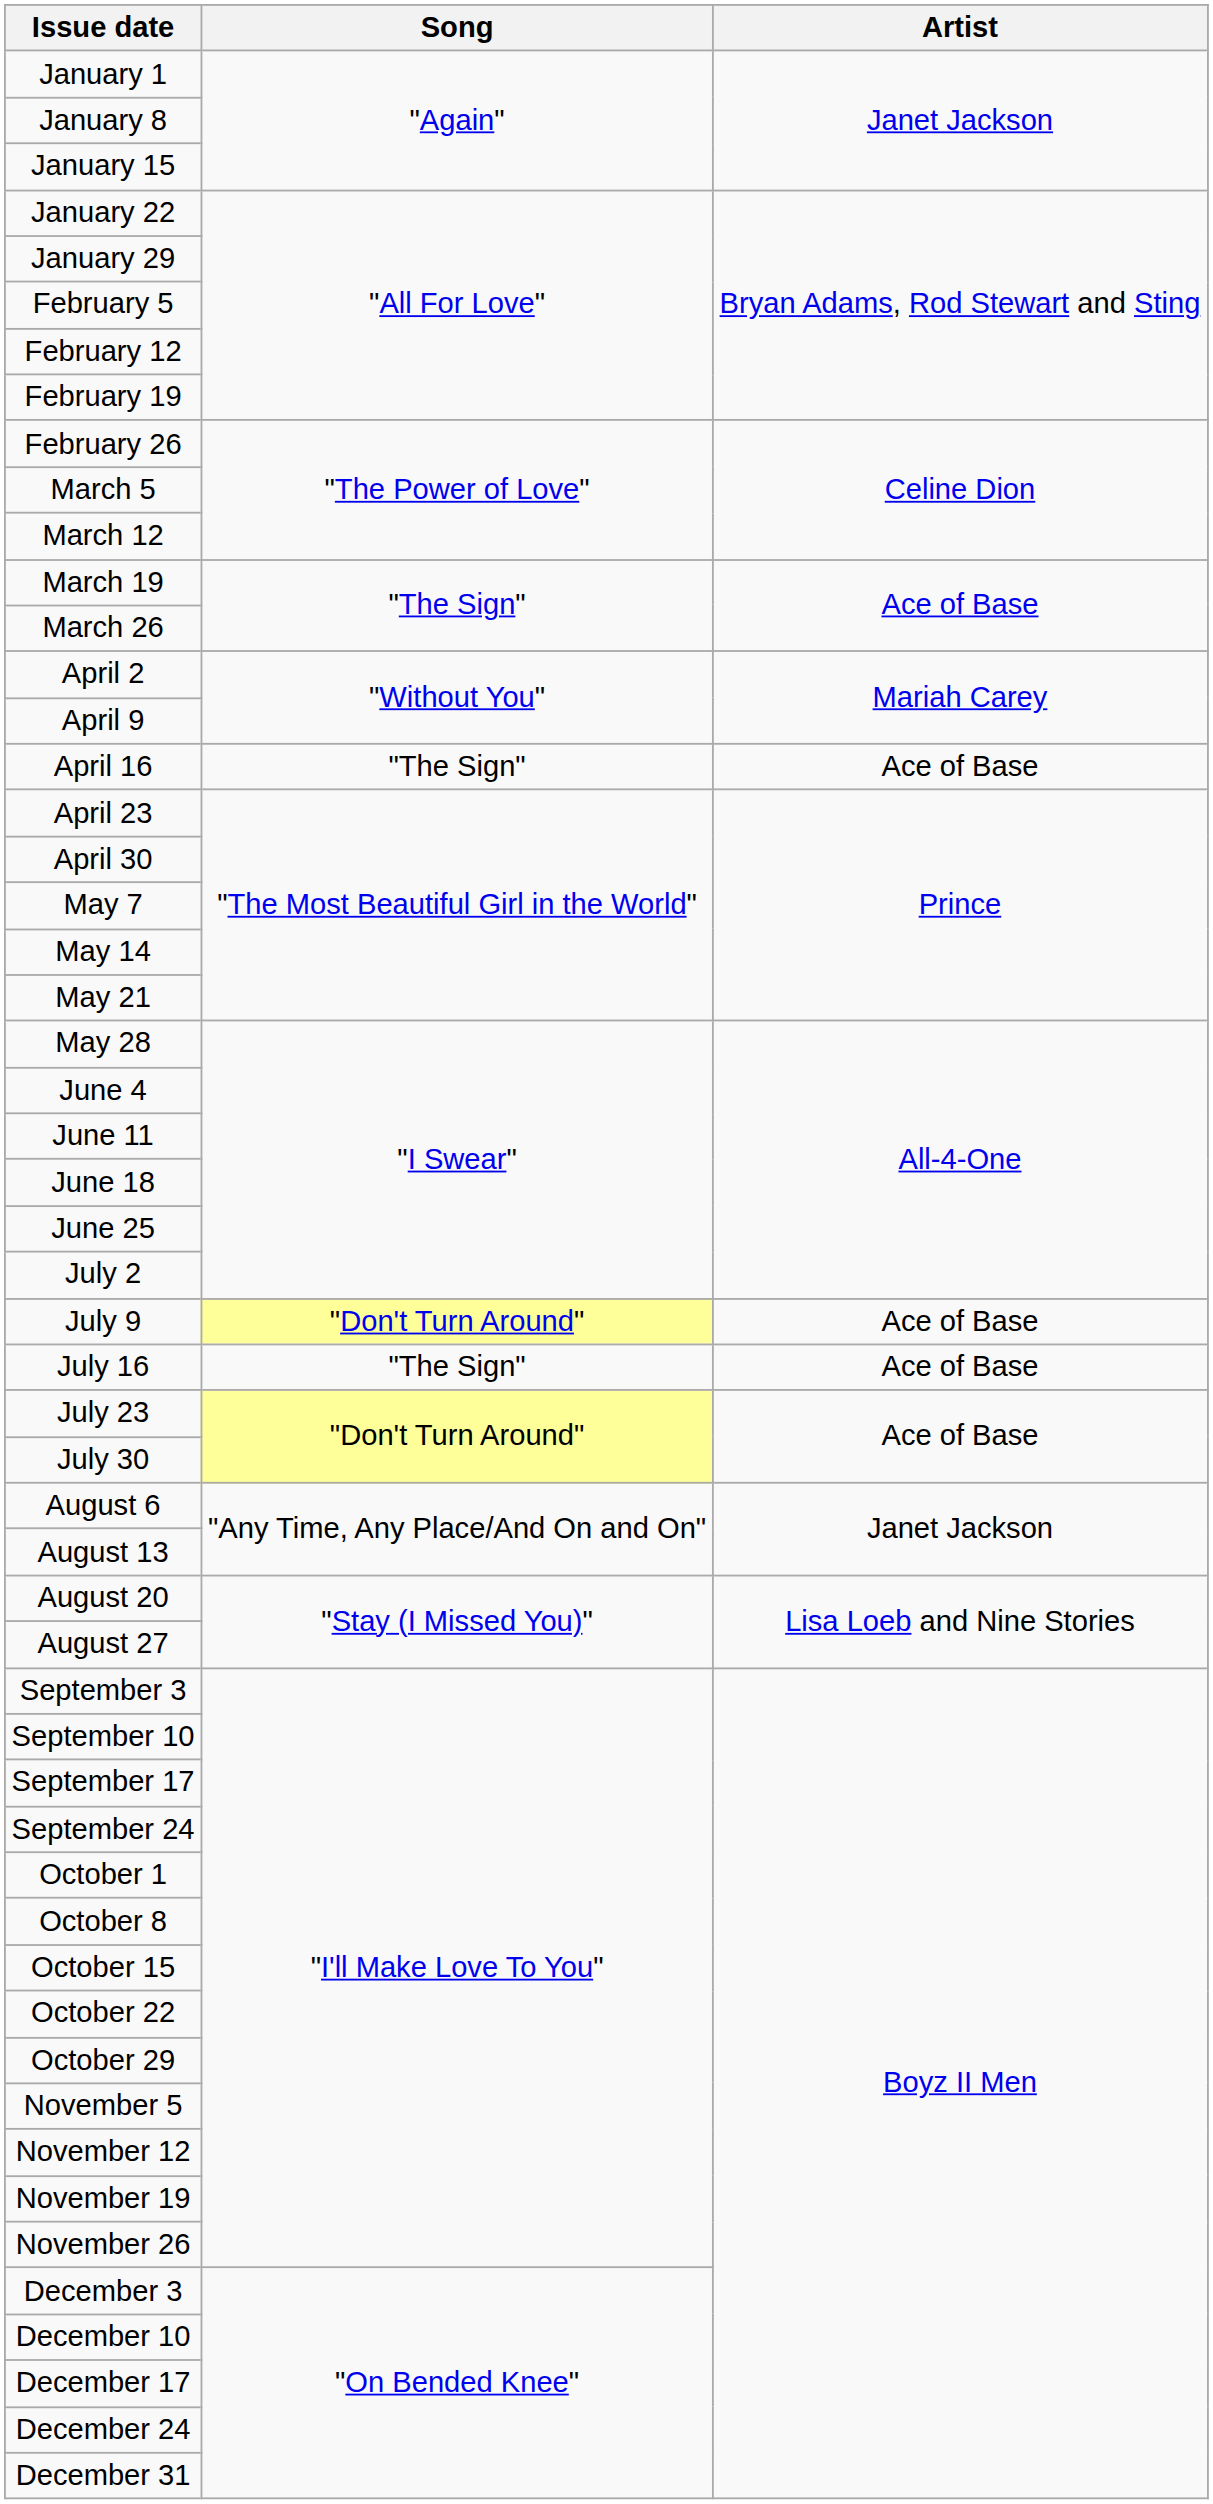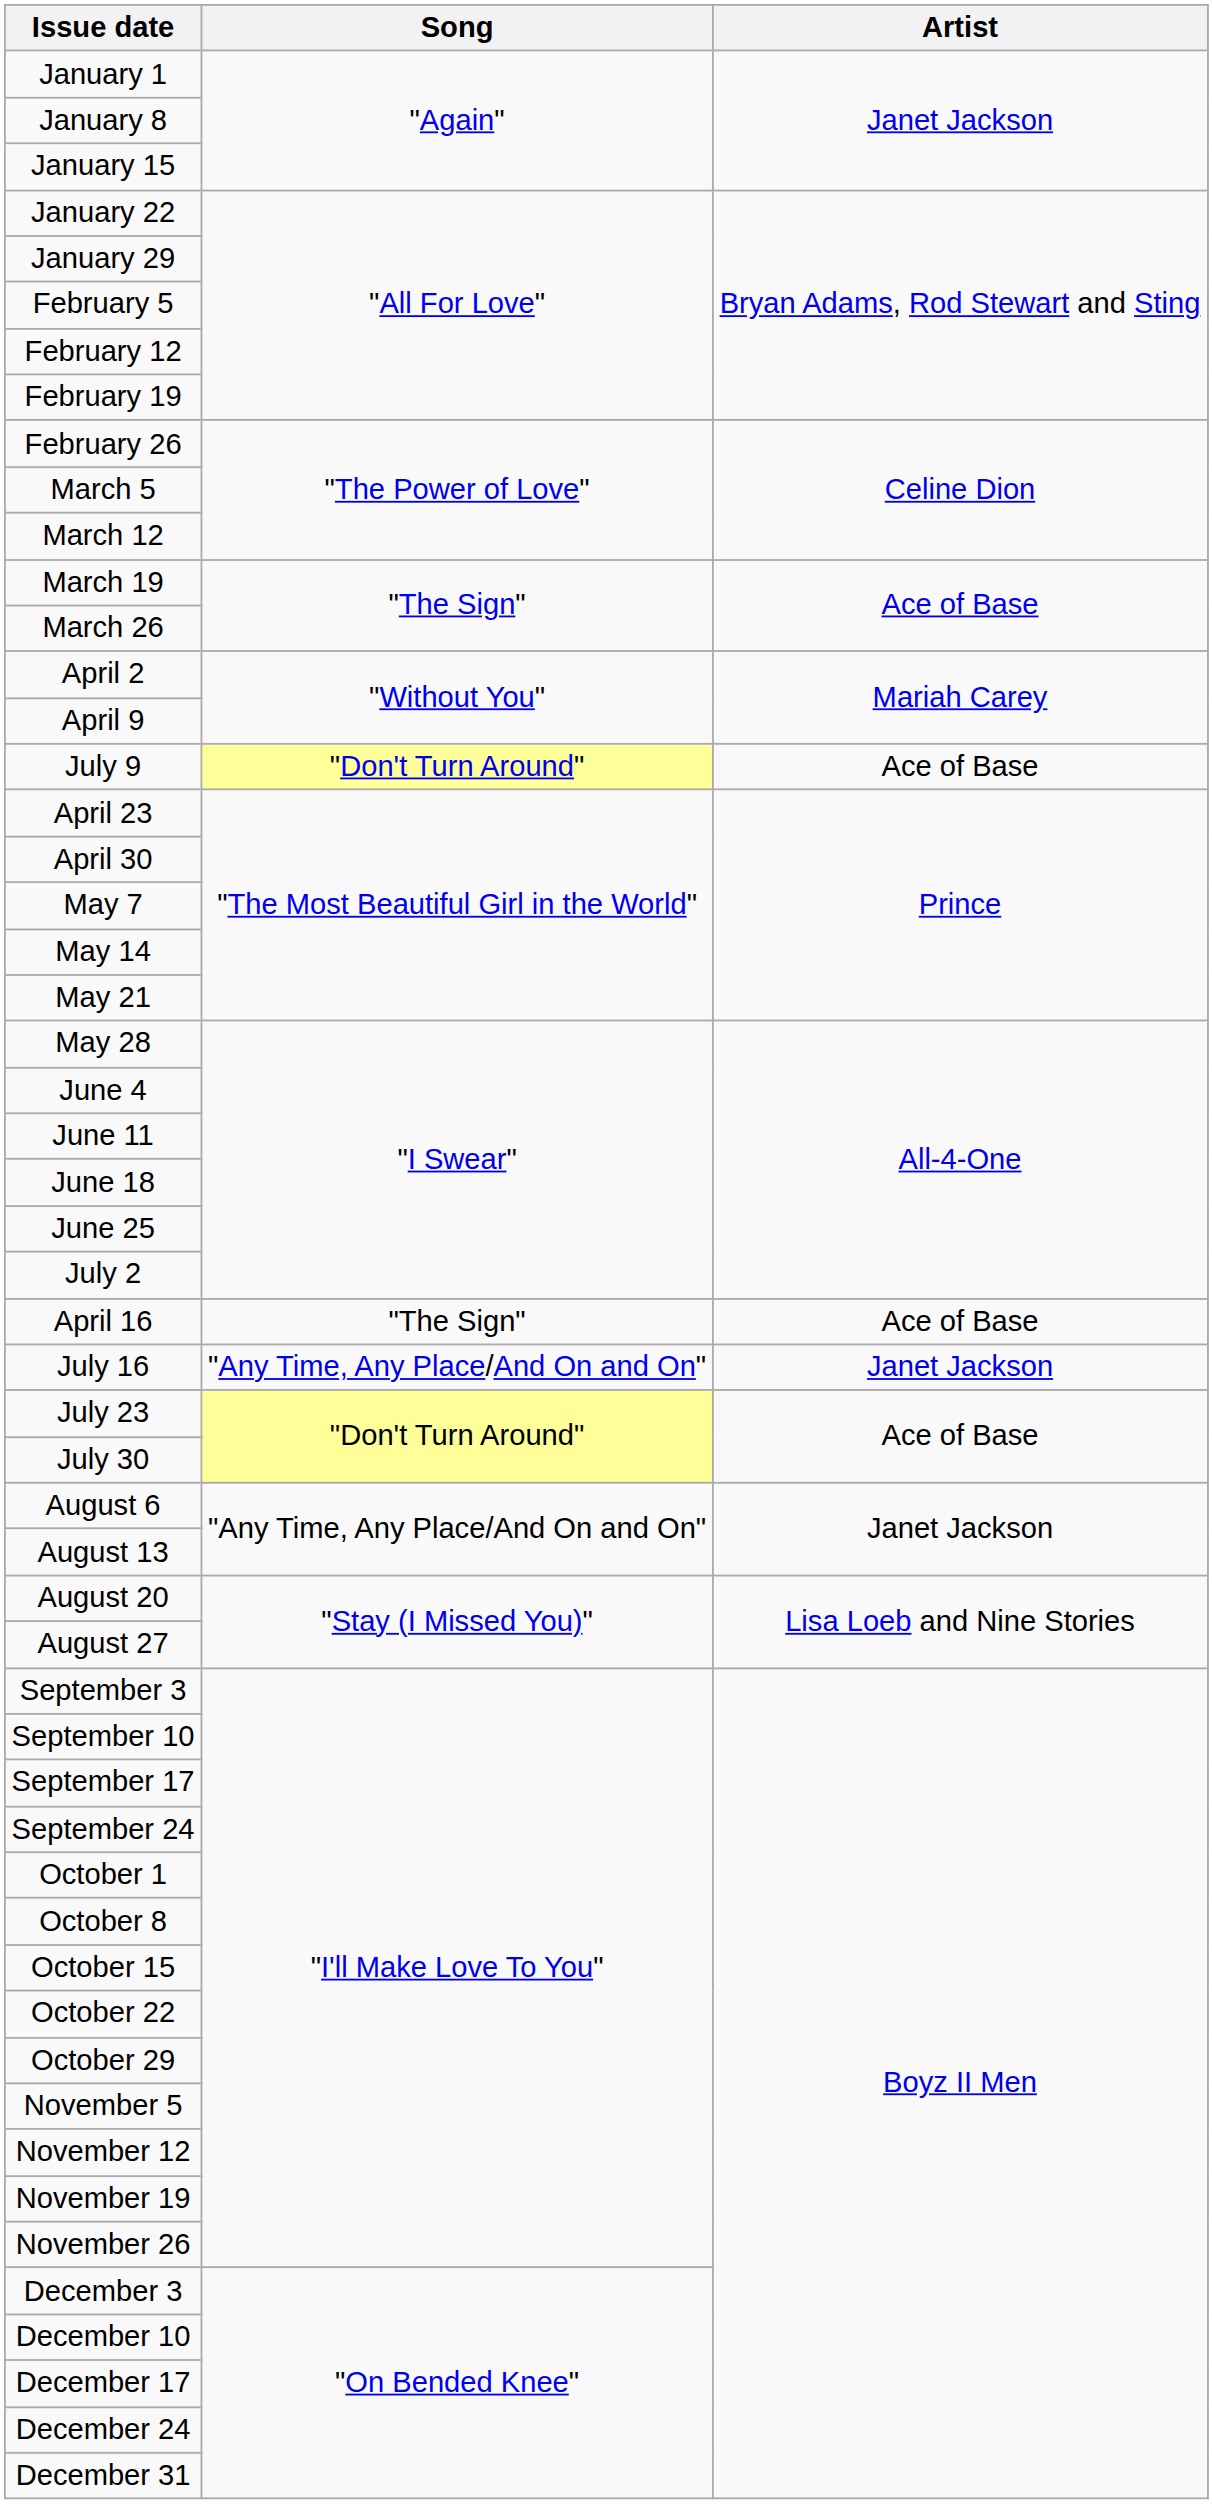rows swapped: (103, 766) <-> (103, 1320)
(457, 1366) "The Sign" -> (457, 1366) "Any Time, Any Place/And On and On"
(960, 1366) Ace of Base -> (960, 1366) Janet Jackson
